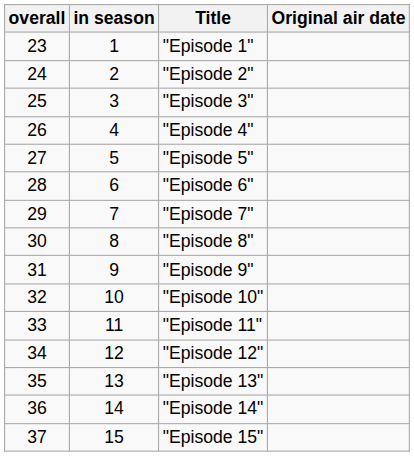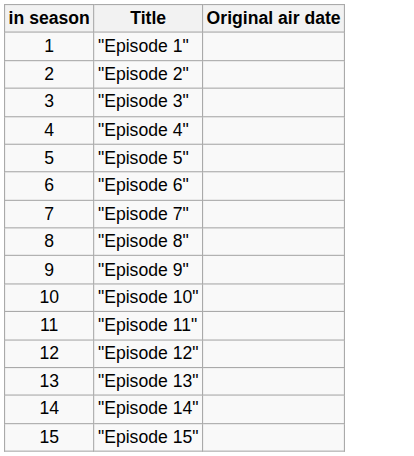- column: (37, 18)
